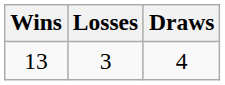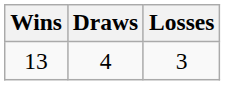columns swapped: (106, 23) <-> (182, 23)
